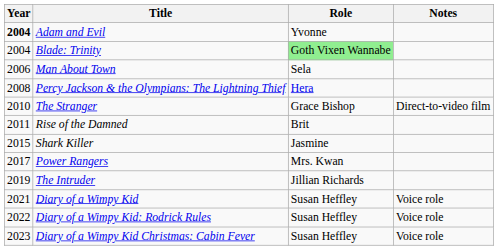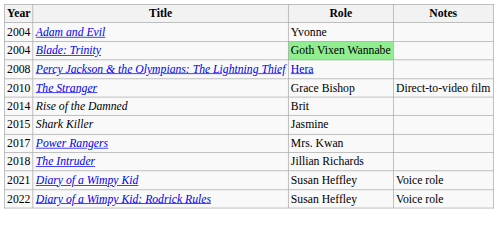(19, 32) bold -> (19, 32) normal
- row: (76, 69)
(19, 124) 2011 -> (19, 106) 2014
(19, 180) 2019 -> (19, 161) 2018
- row: (145, 236)
